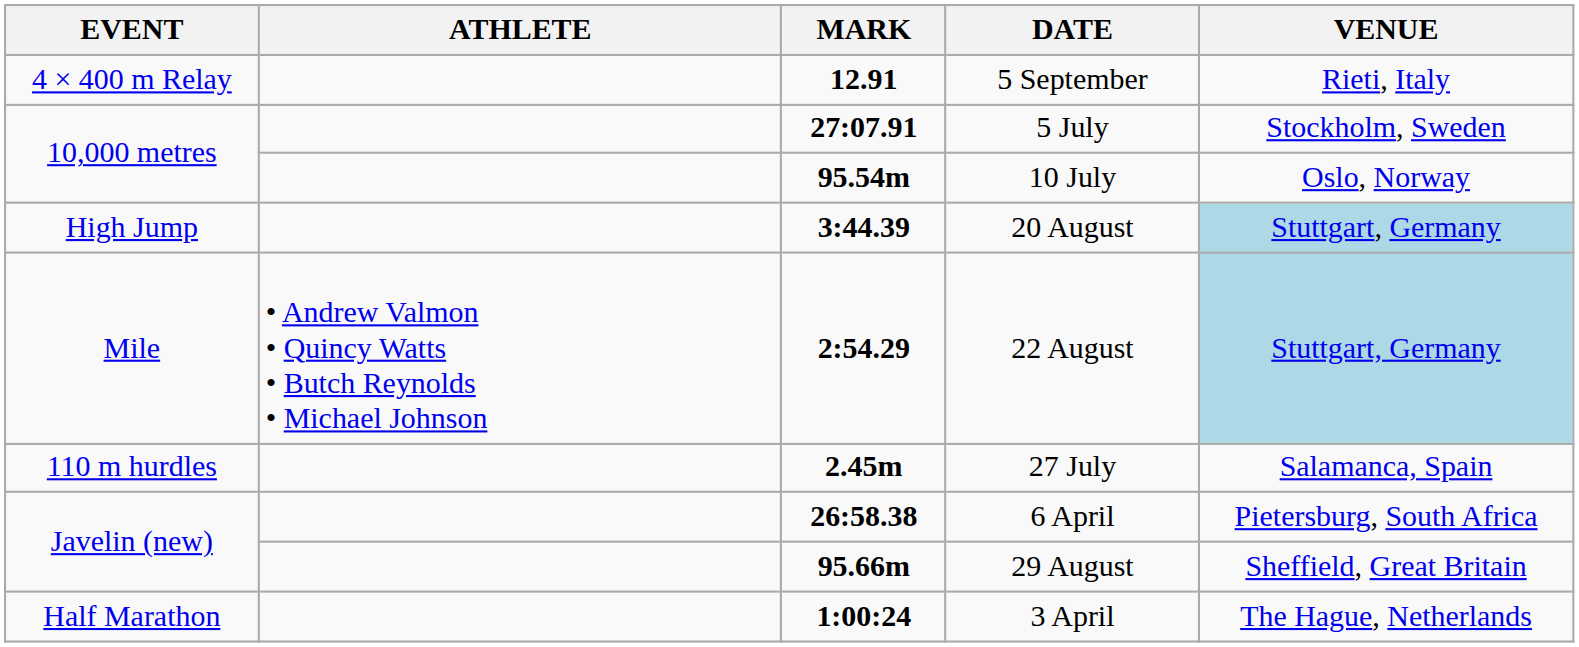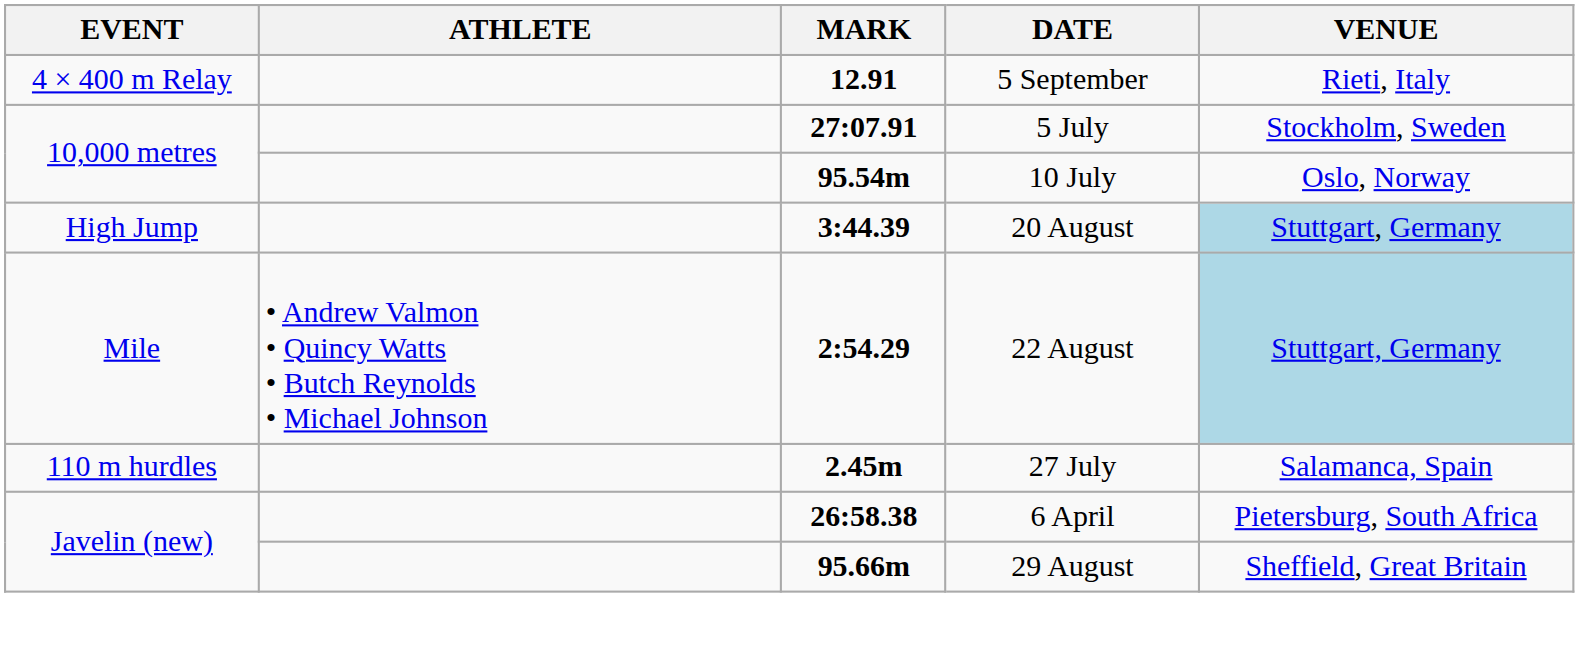- row: (1073, 615)
